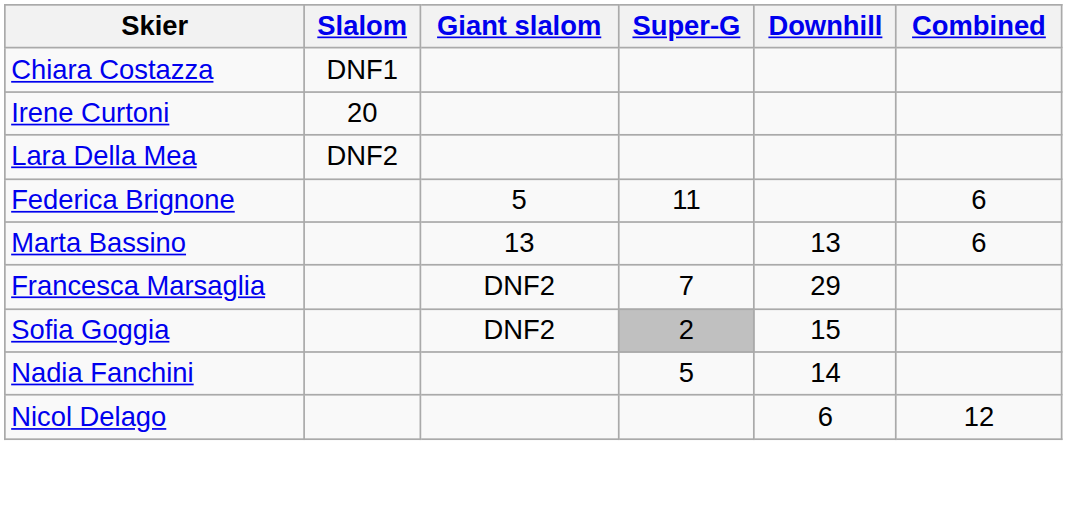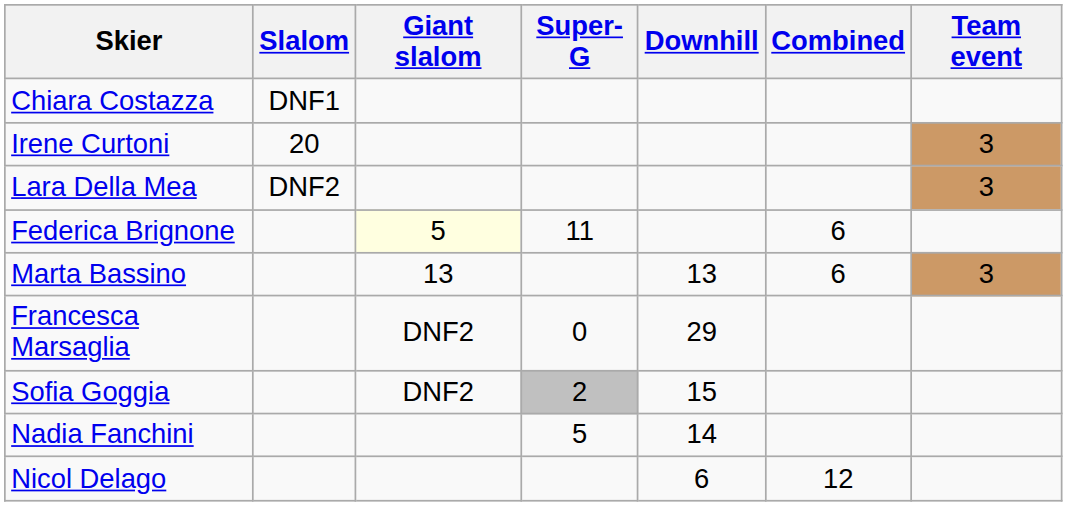+ column: (986, 41)
(519, 199) no background -> (438, 230) lightyellow background
(686, 286) 7 -> (580, 332) 0
